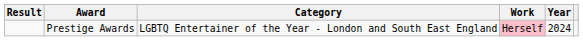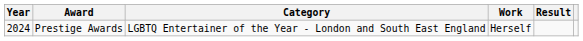columns swapped: (559, 12) <-> (24, 12)
(523, 28) pink background -> (511, 28) no background
